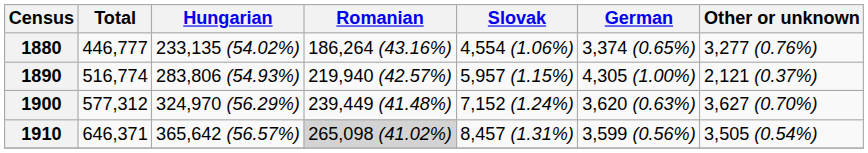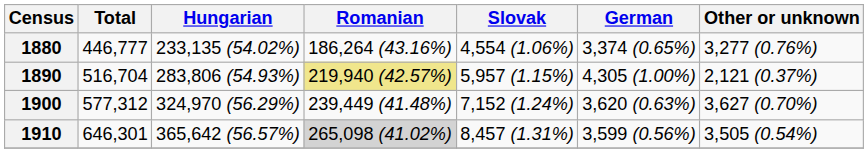(115, 76) 516,774 -> (115, 76) 516,704
(380, 76) no background -> (380, 76) khaki background
(115, 133) 646,371 -> (115, 133) 646,301
